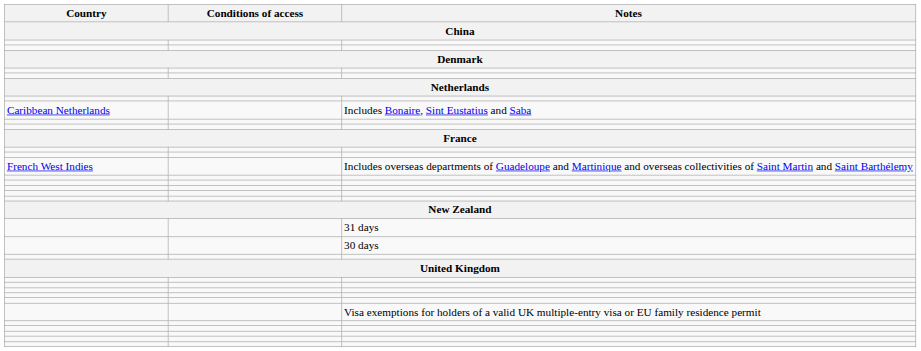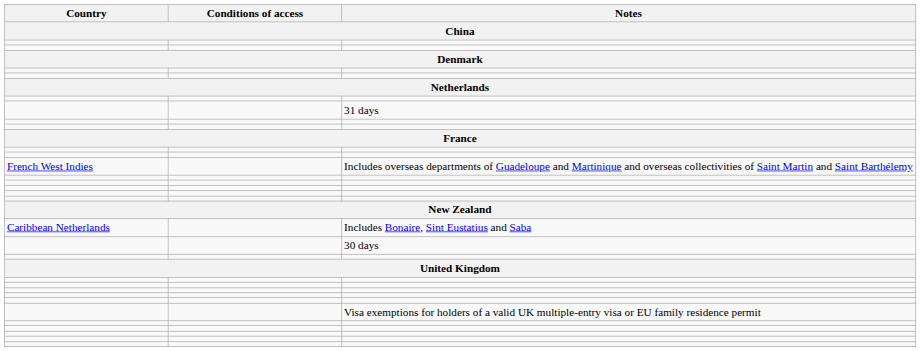rows swapped: (58, 110) <-> (86, 228)
